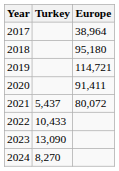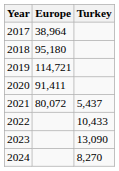columns swapped: (93, 13) <-> (52, 13)
